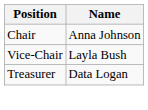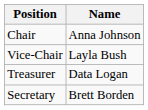+ row: (31, 94)
